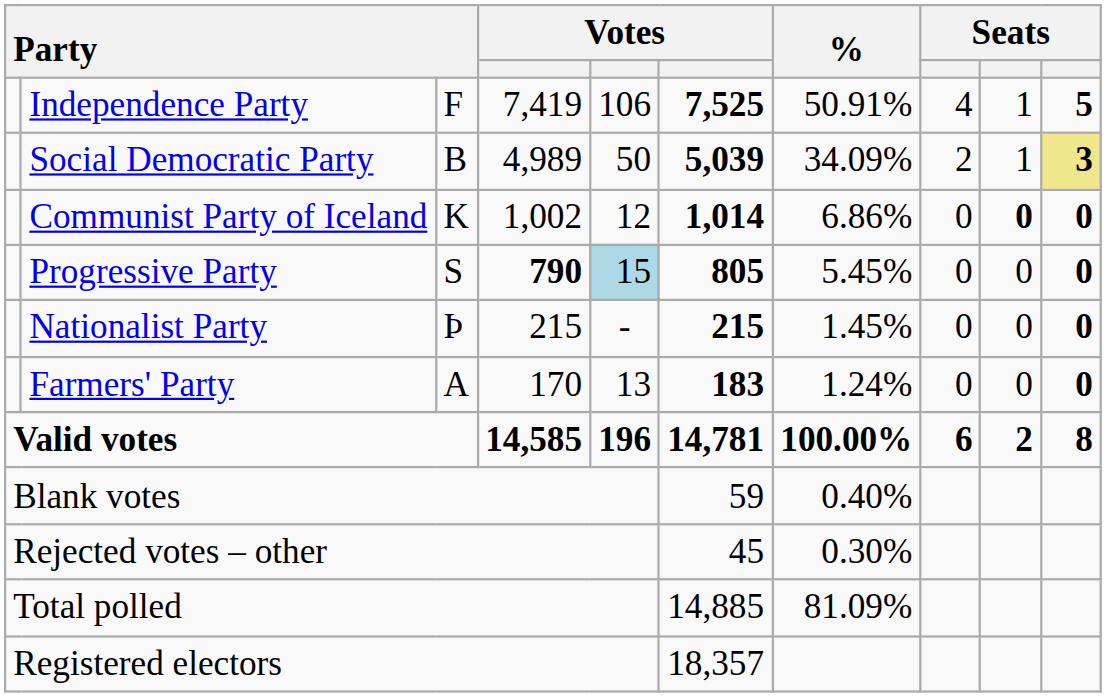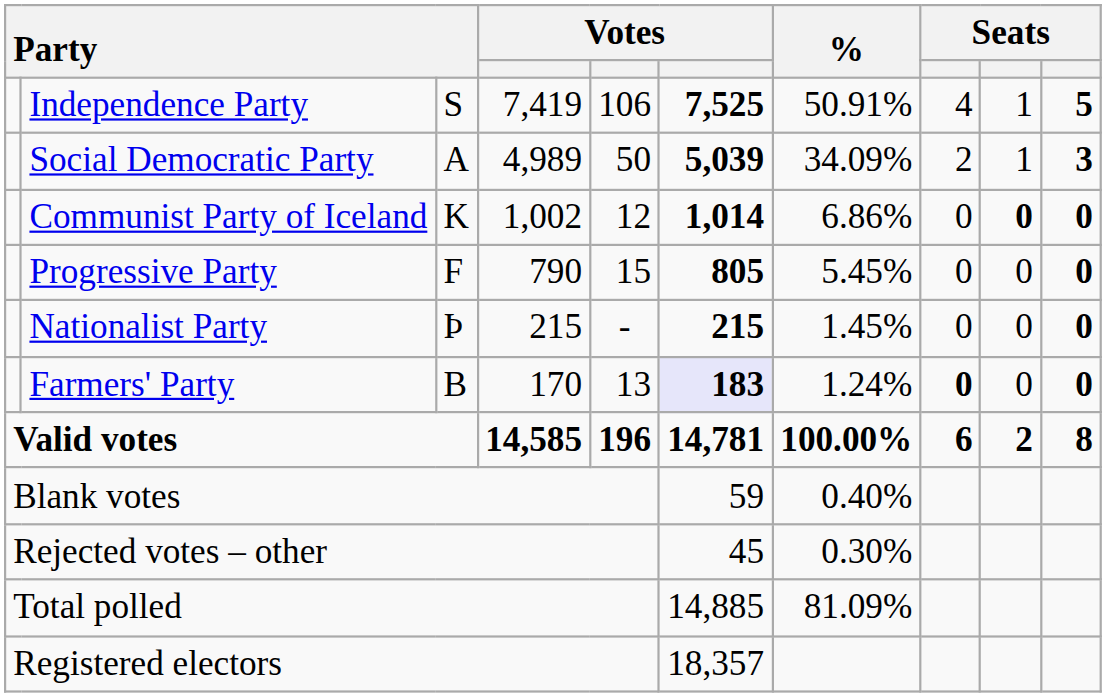(453, 104) F -> (453, 104) S
(455, 160) B -> (456, 160) A
(1084, 160) khaki background -> (1084, 160) no background
(453, 271) S -> (453, 271) F
(556, 271) bold -> (556, 271) normal
(633, 271) lightblue background -> (633, 271) no background
(456, 383) A -> (455, 383) B
(738, 383) no background -> (738, 383) lavender background
(964, 383) normal -> (964, 383) bold
